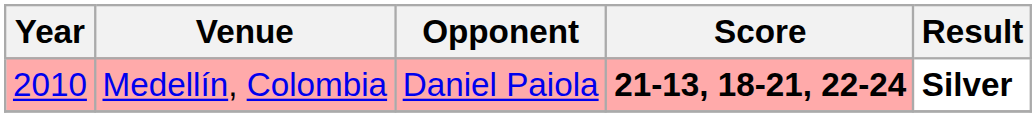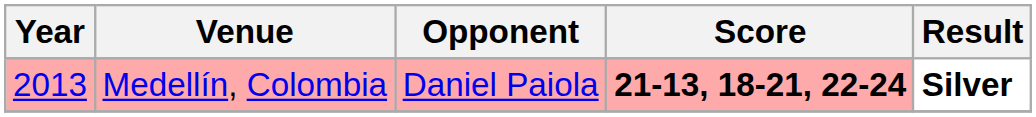(50, 84) 2010 -> (50, 84) 2013
